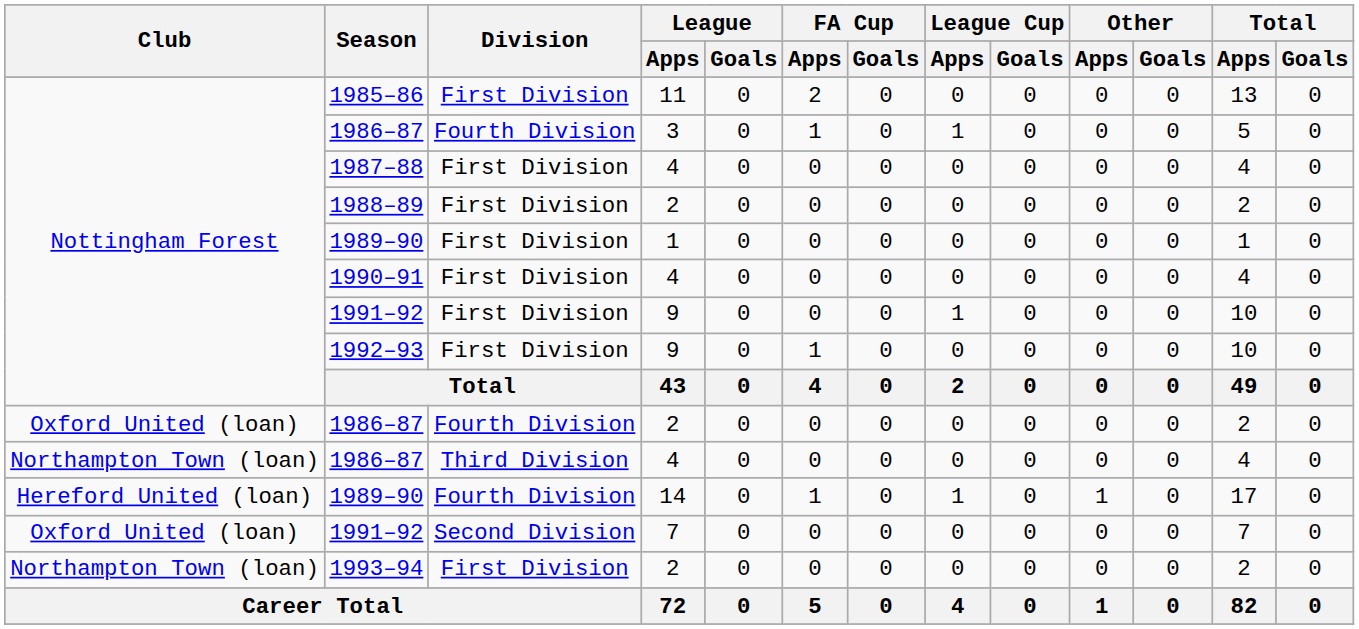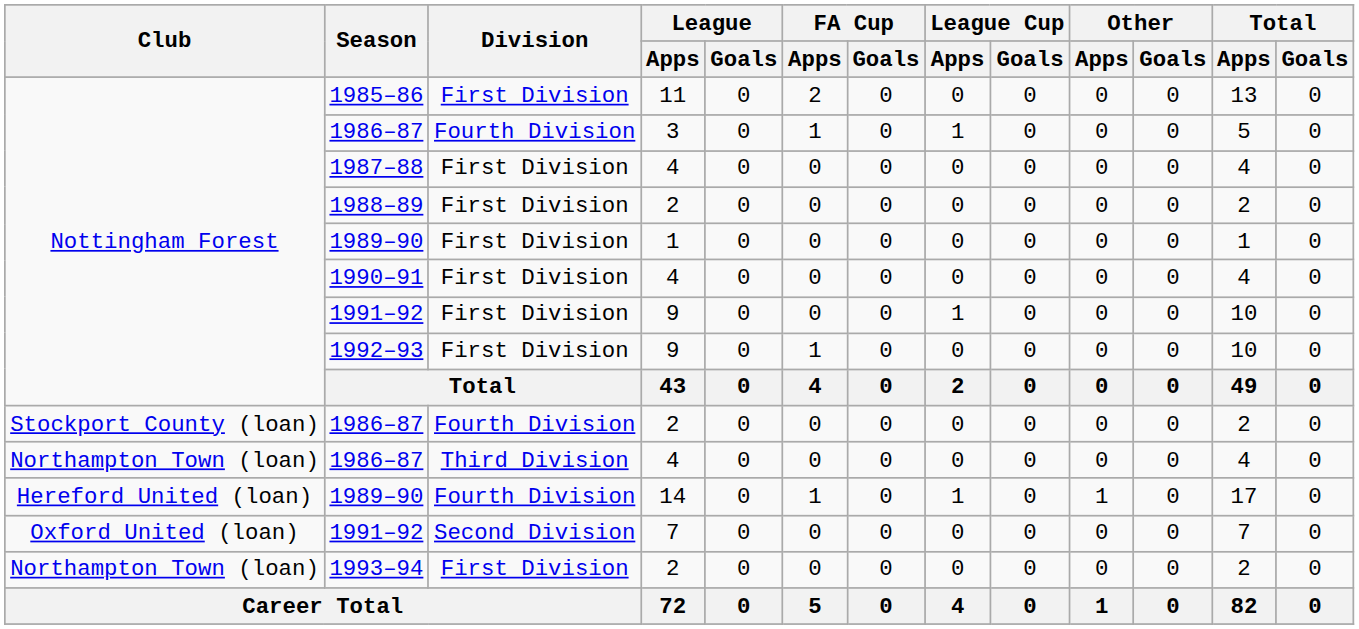(164, 424) Oxford United (loan) -> (164, 424) Stockport County (loan)
